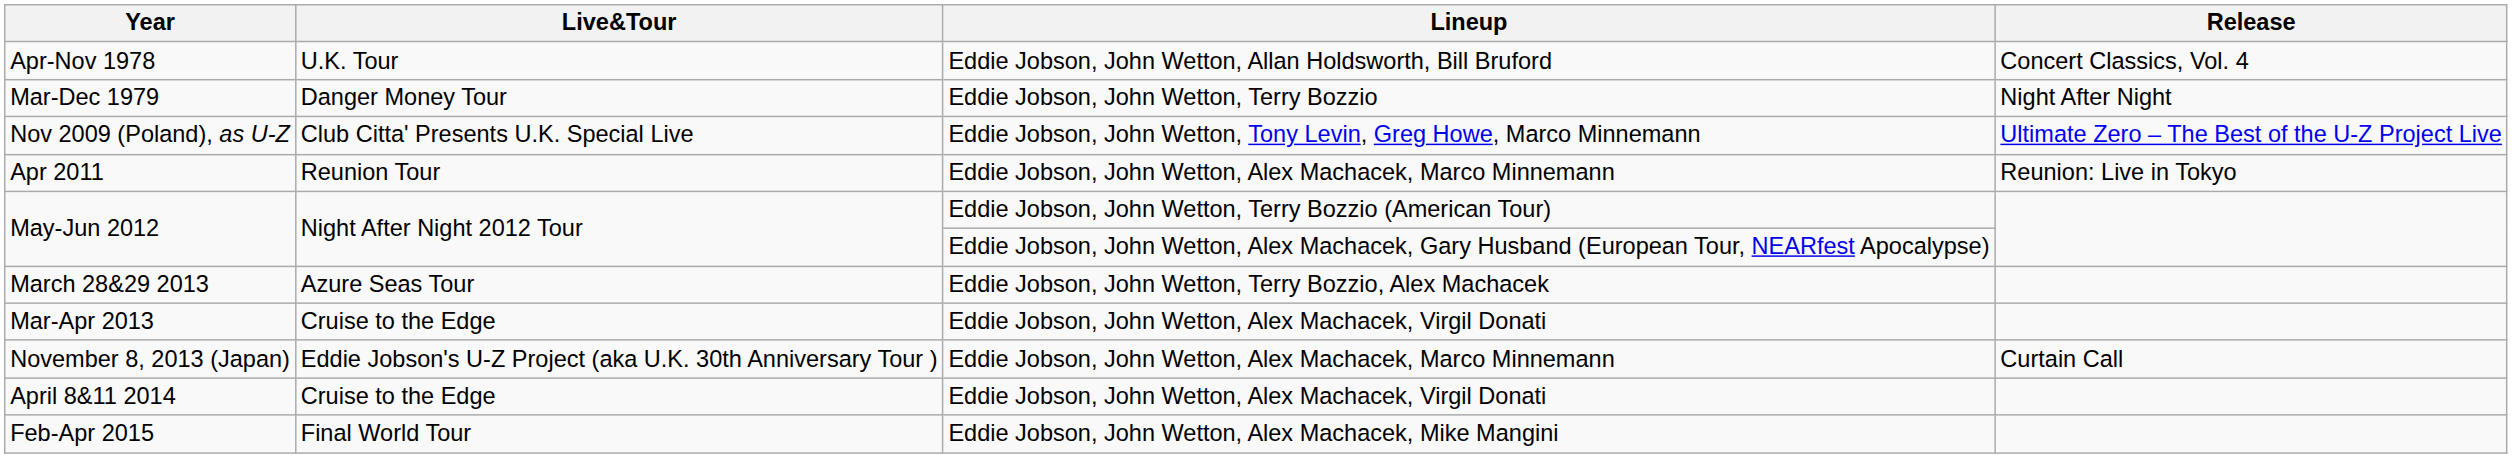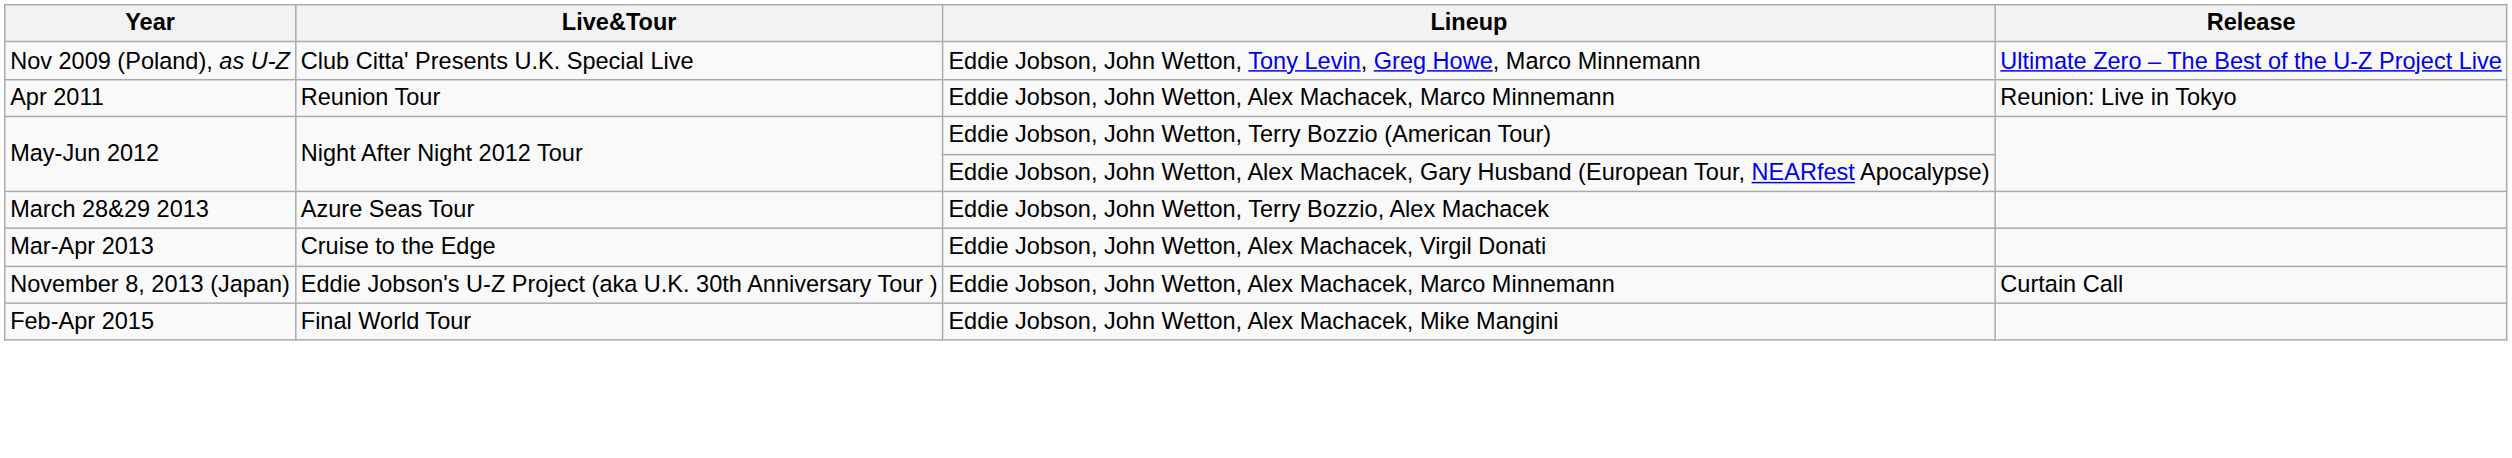- row: (83, 60)
- row: (85, 97)
- row: (93, 396)
